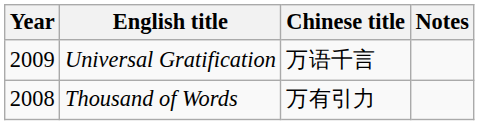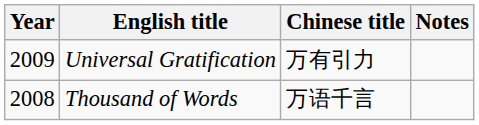(331, 59) 万语千言 -> (331, 59) 万有引力
(331, 98) 万有引力 -> (331, 98) 万语千言
